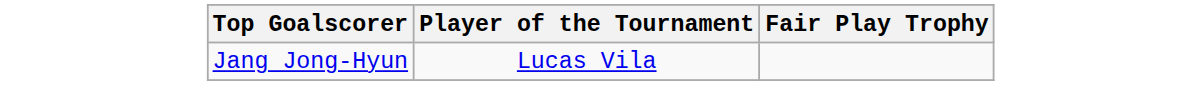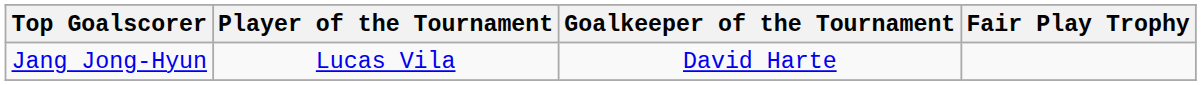+ column: (760, 24)
